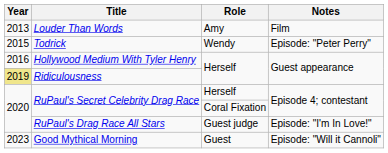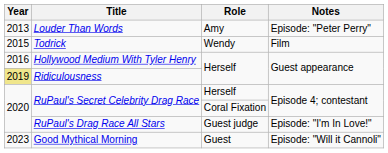(280, 28) Film -> (321, 28) Episode: "Peter Perry"
(321, 44) Episode: "Peter Perry" -> (280, 44) Film
